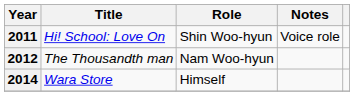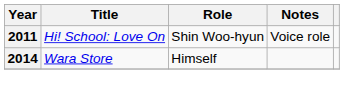- row: (23, 58)
